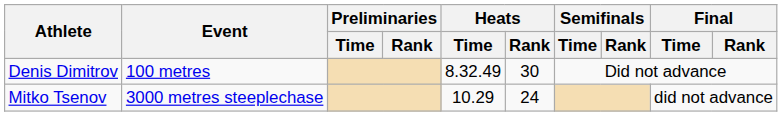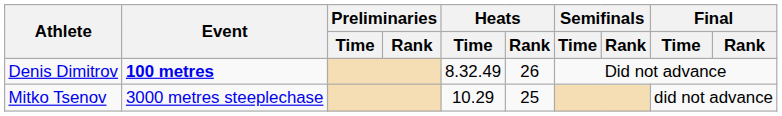(168, 72) normal -> (170, 72) bold
(530, 72) 30 -> (530, 72) 26
(530, 98) 24 -> (530, 98) 25
